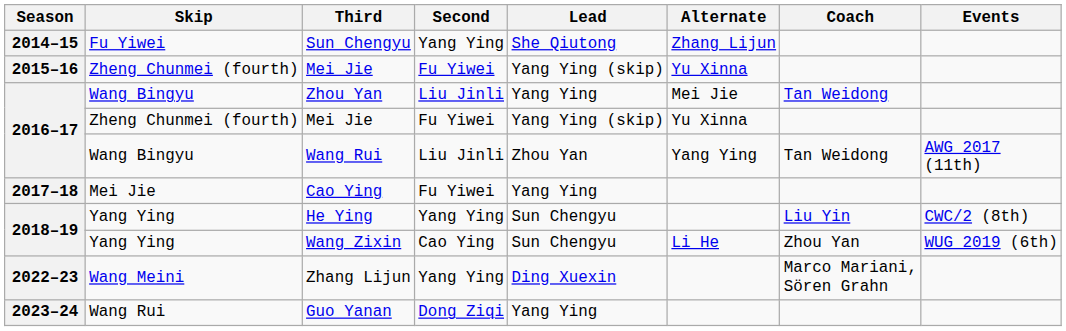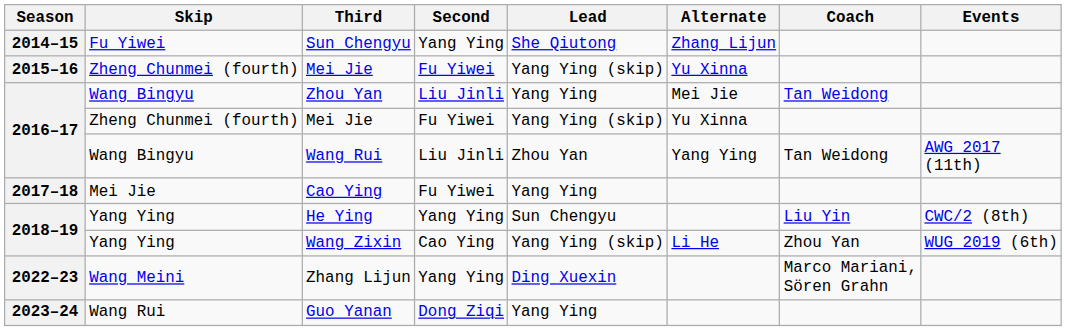(564, 243) Sun Chengyu -> (588, 243) Yang Ying (skip)
